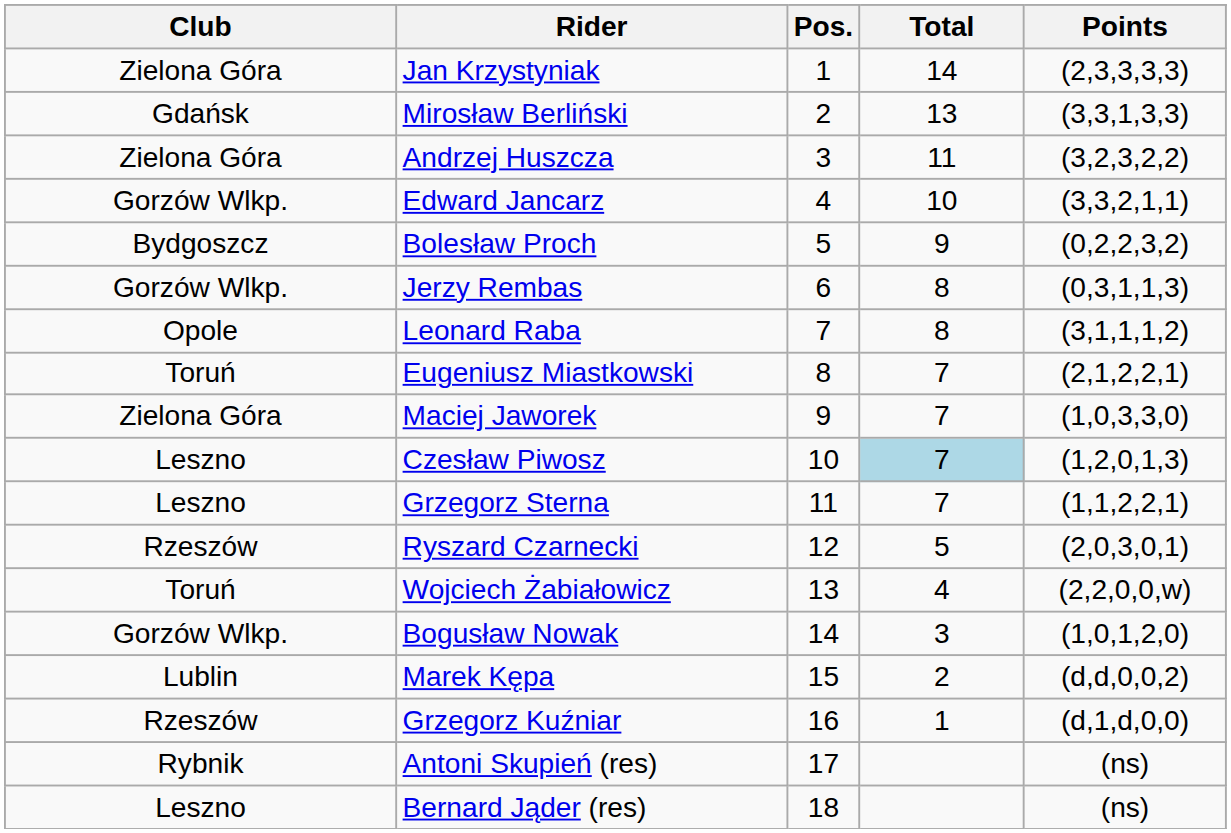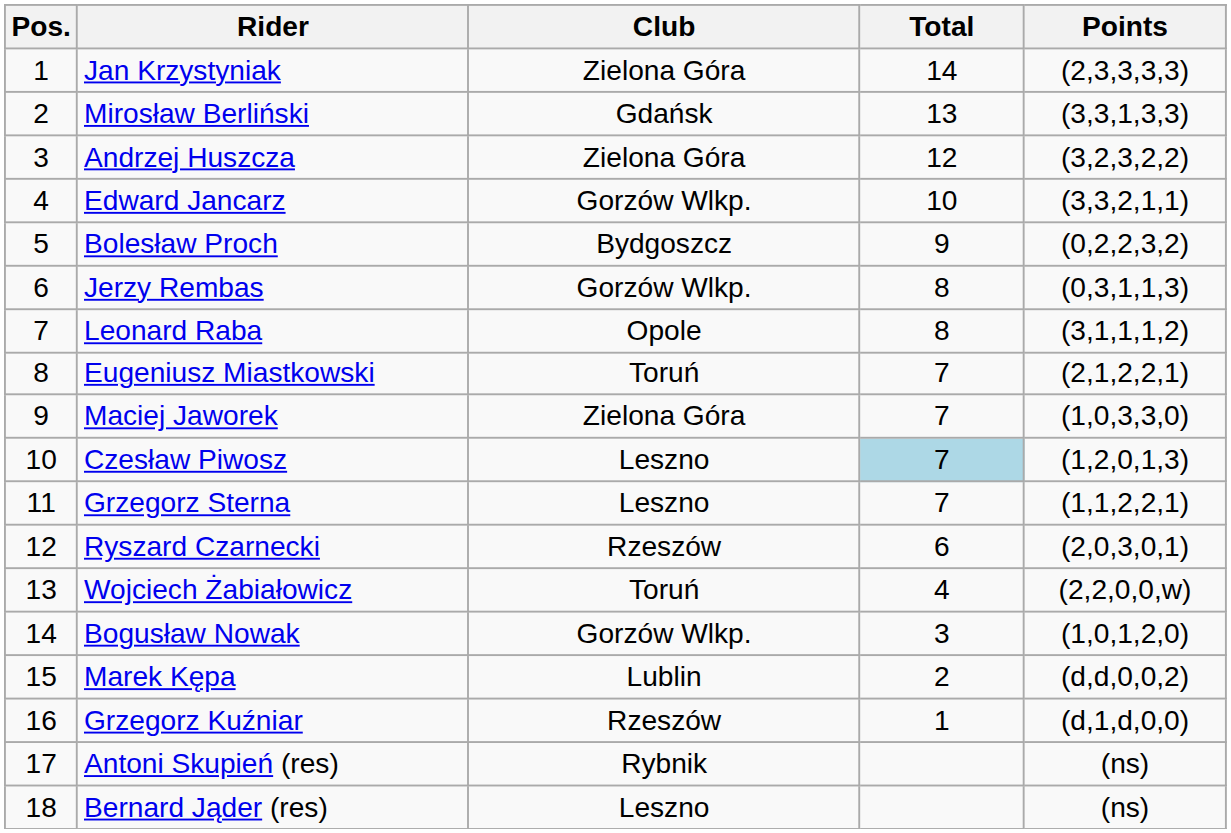columns swapped: (823, 26) <-> (201, 26)
(942, 157) 11 -> (942, 157) 12
(942, 547) 5 -> (942, 547) 6
